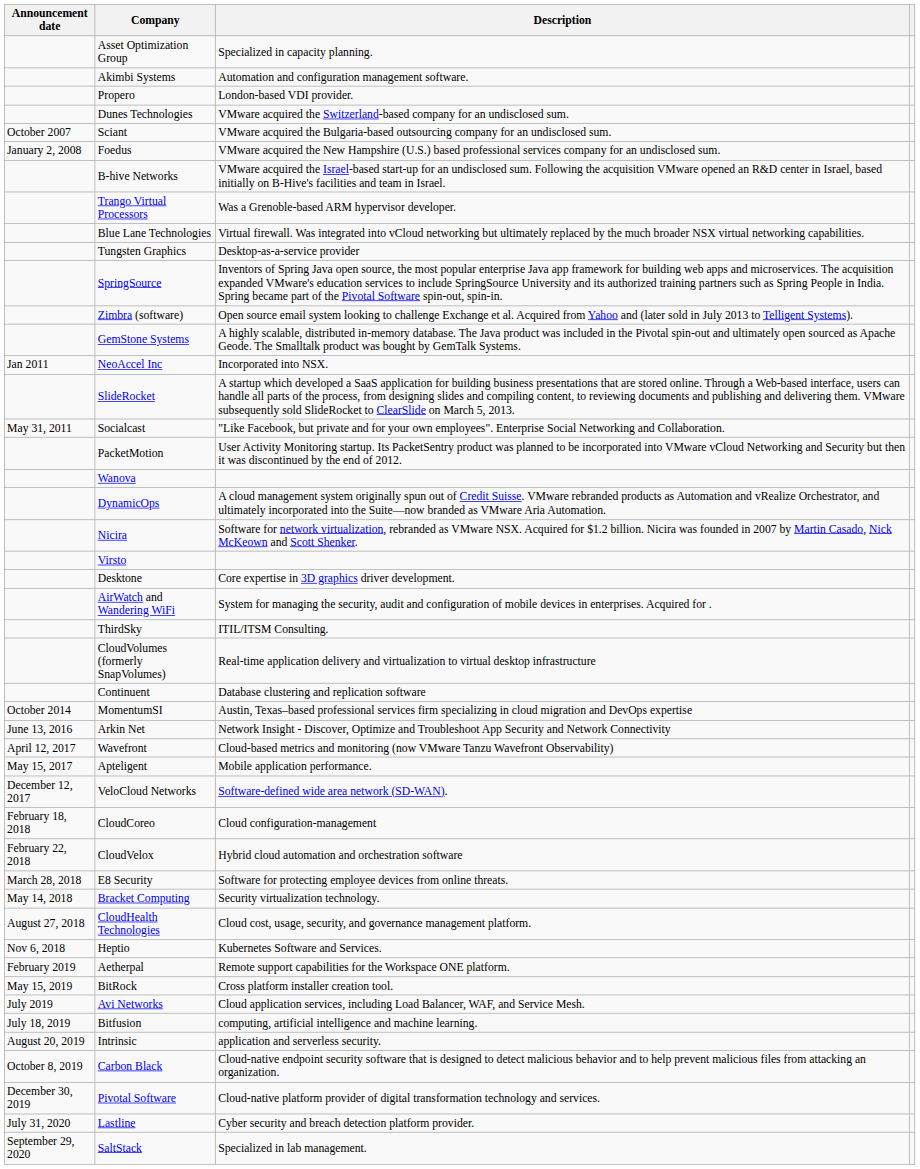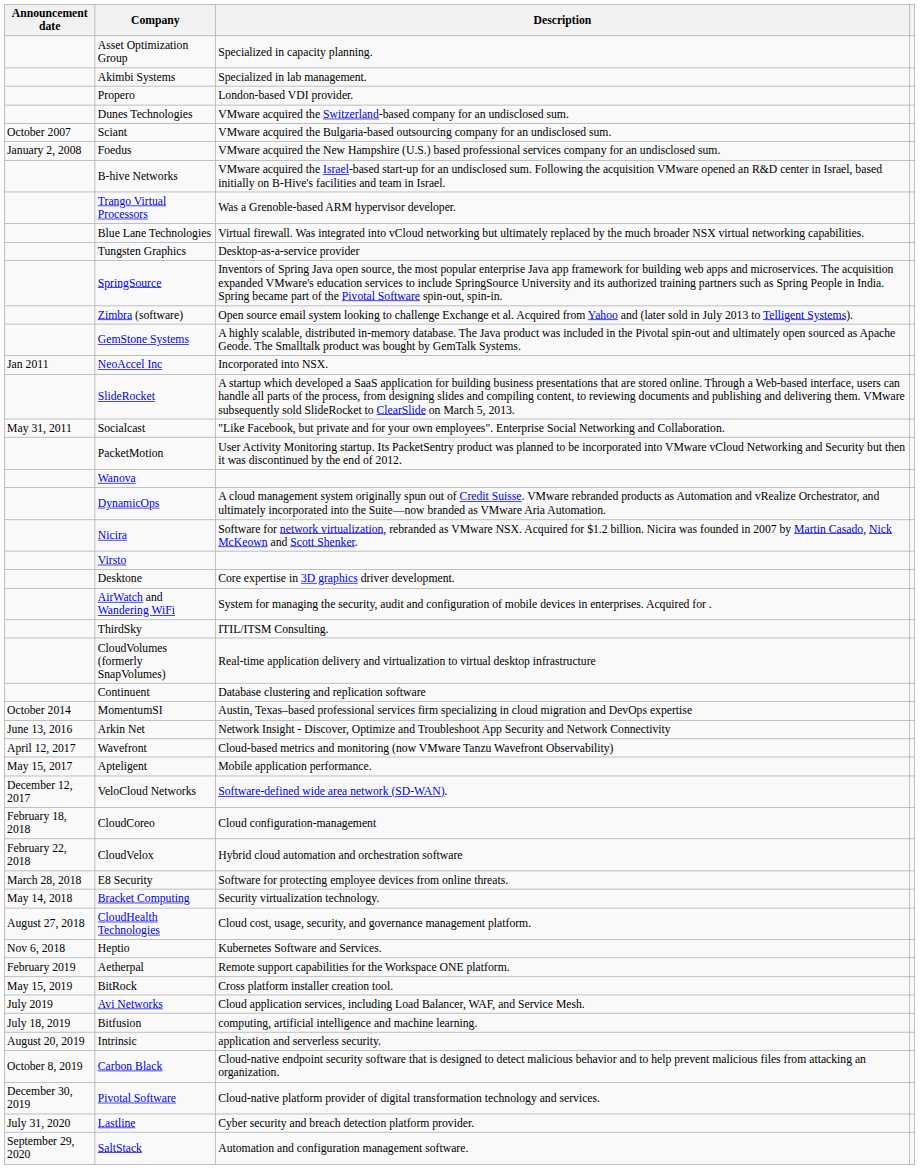(343, 77) Automation and configuration management software. -> (293, 77) Specialized in lab management.
(293, 1148) Specialized in lab management. -> (343, 1148) Automation and configuration management software.
